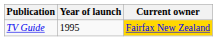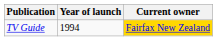(70, 28) 1995 -> (70, 28) 1994
